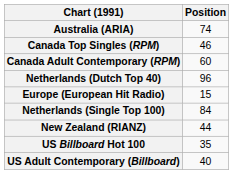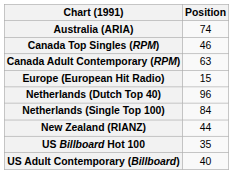(206, 62) 60 -> (206, 62) 63
rows swapped: (93, 95) <-> (93, 78)
